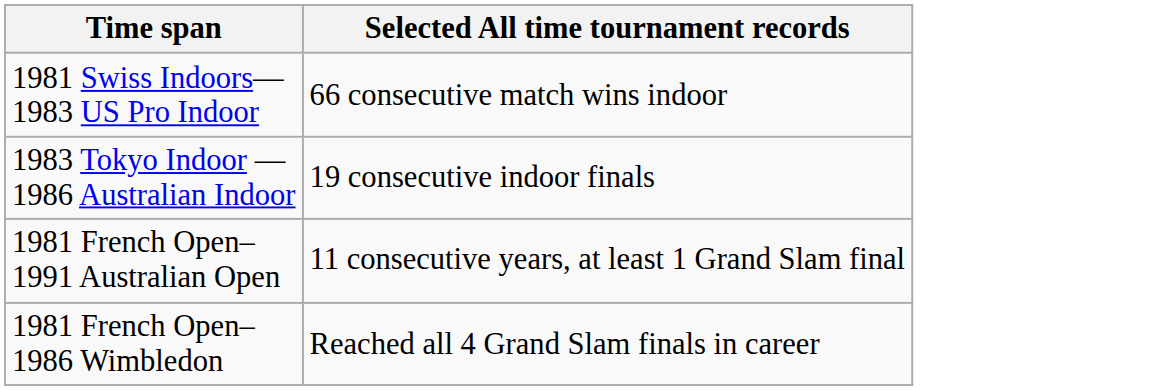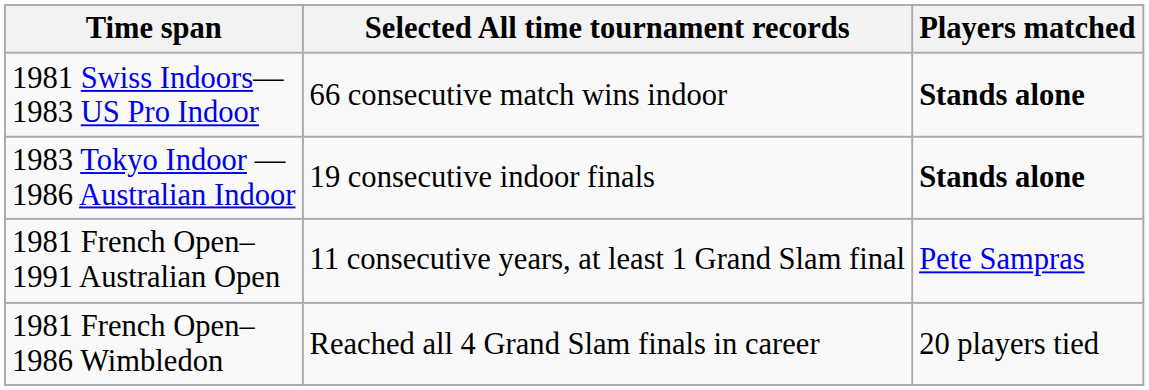+ column: (1027, 28)
